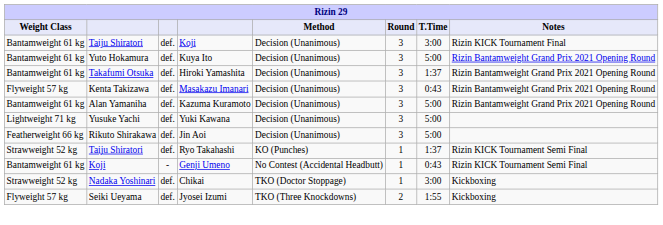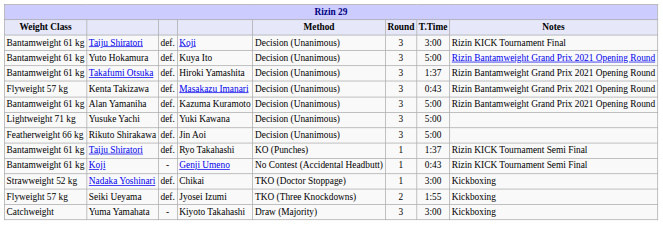(42, 150) Strawweight 52 kg -> (46, 150) Bantamweight 61 kg
+ row: (212, 212)
